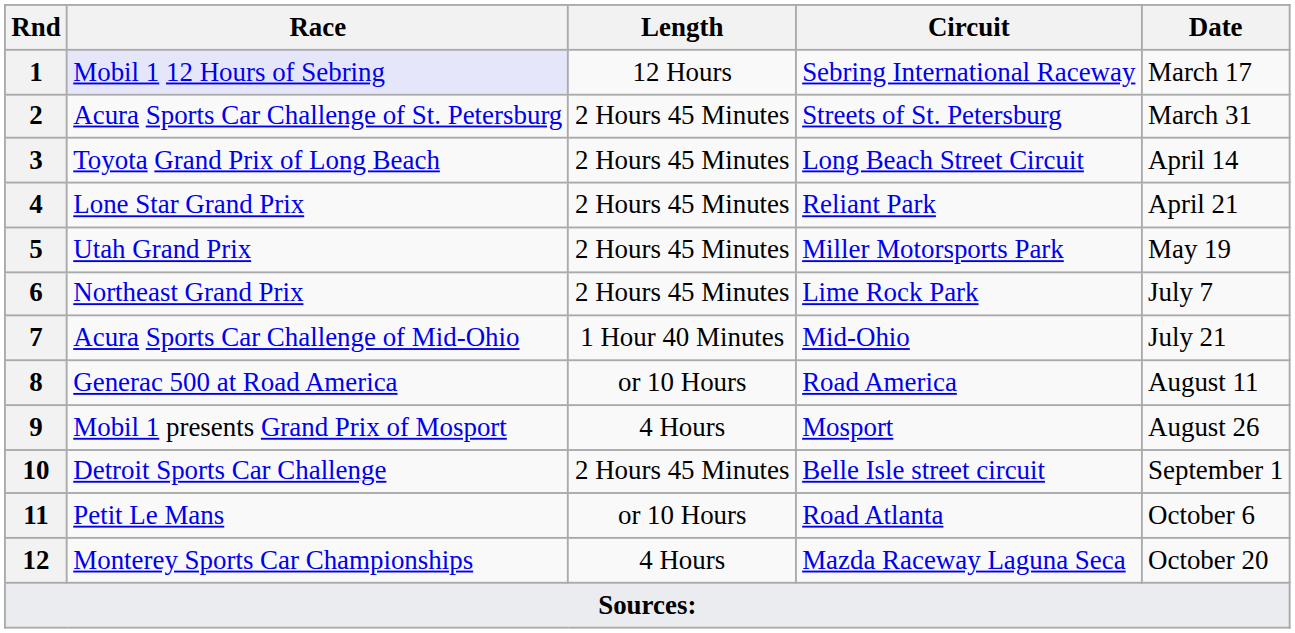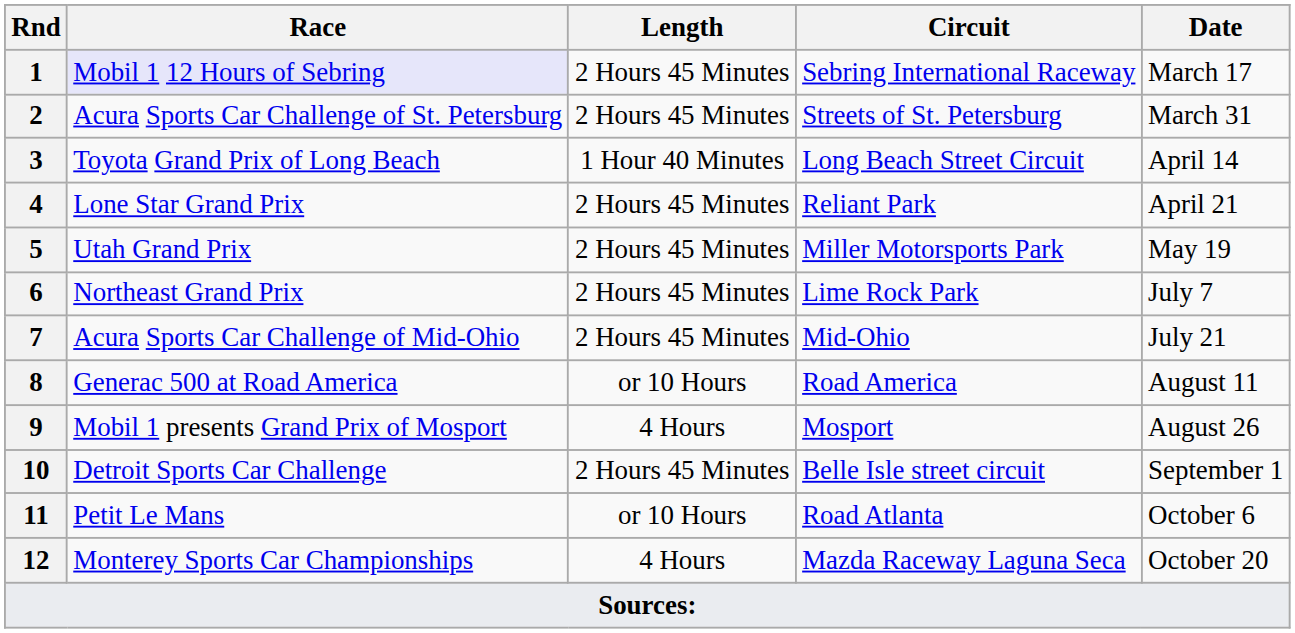(682, 71) 12 Hours -> (682, 71) 2 Hours 45 Minutes
(682, 160) 2 Hours 45 Minutes -> (682, 160) 1 Hour 40 Minutes
(682, 337) 1 Hour 40 Minutes -> (682, 337) 2 Hours 45 Minutes
